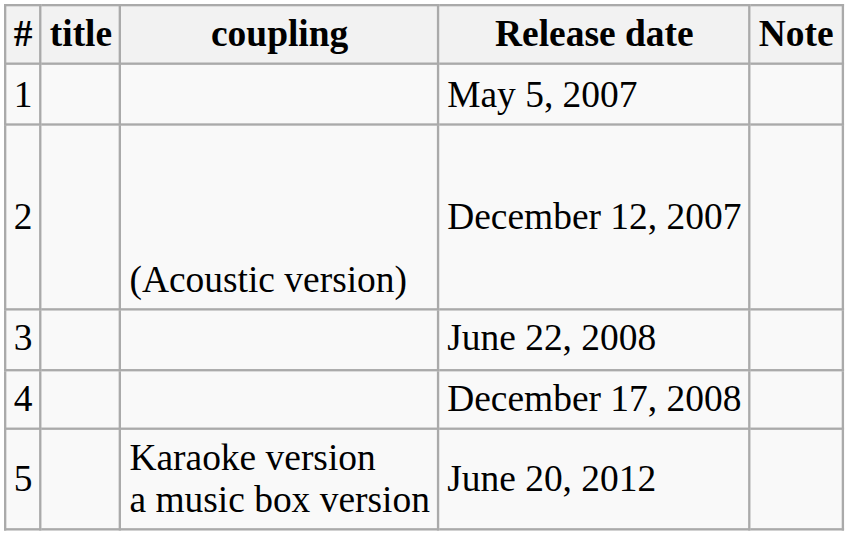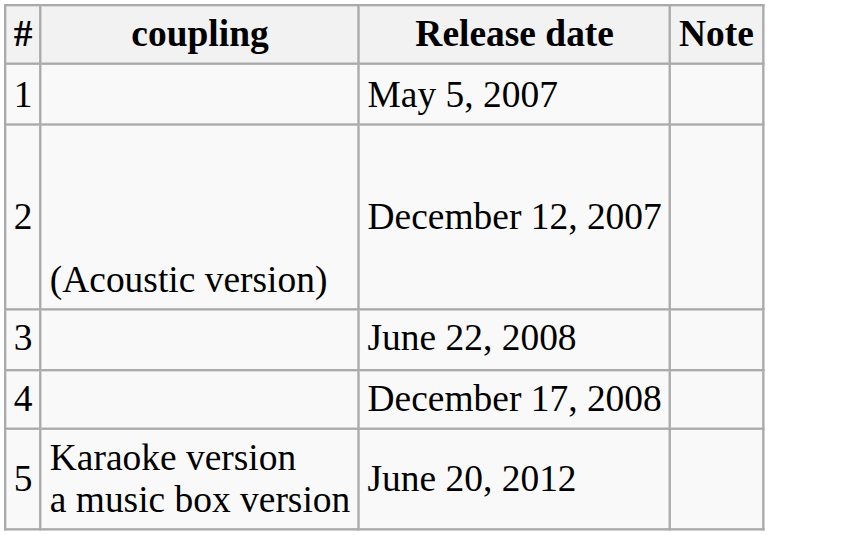- column: (81, 34)
